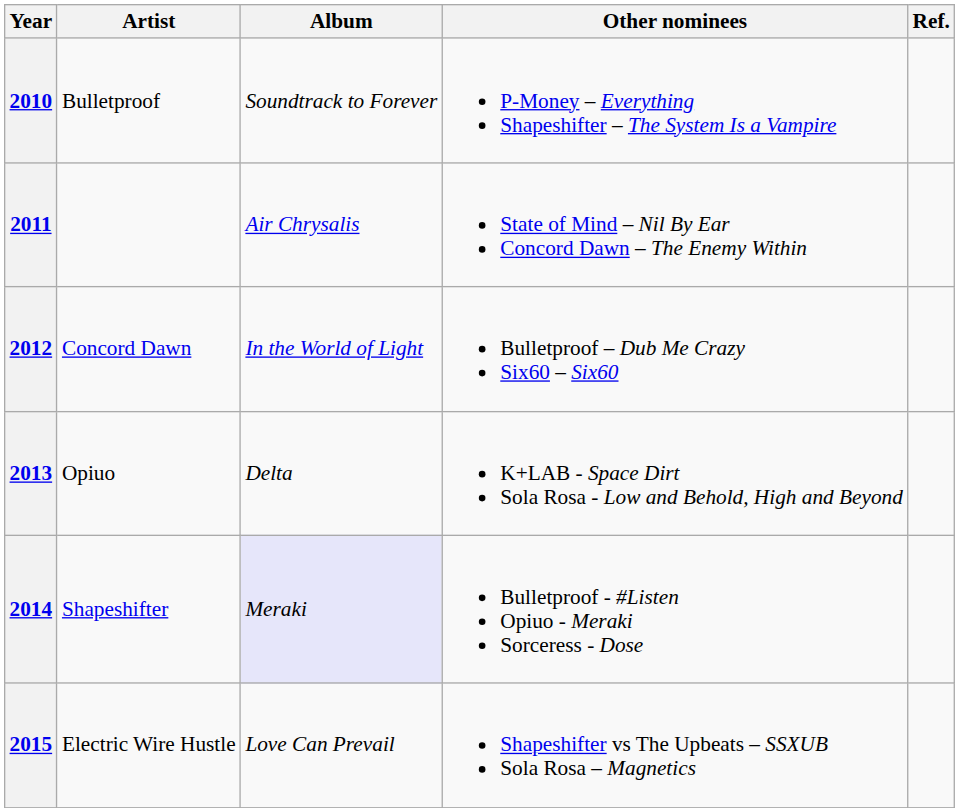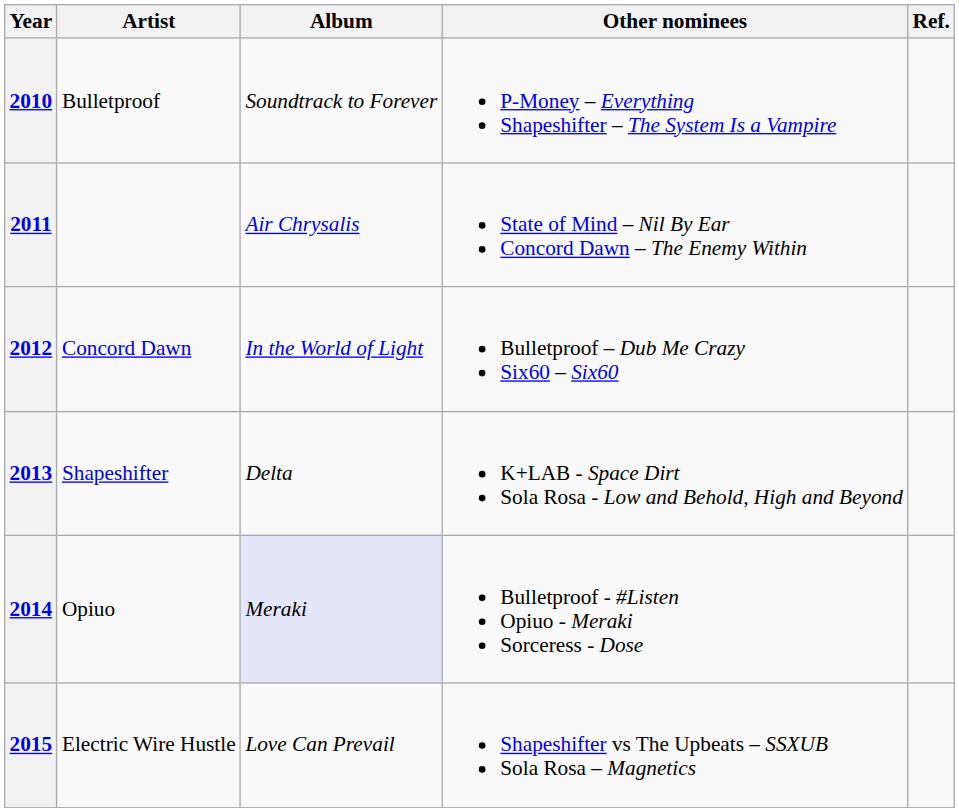(89, 472) Opiuo -> (115, 472) Shapeshifter
(115, 609) Shapeshifter -> (89, 609) Opiuo
